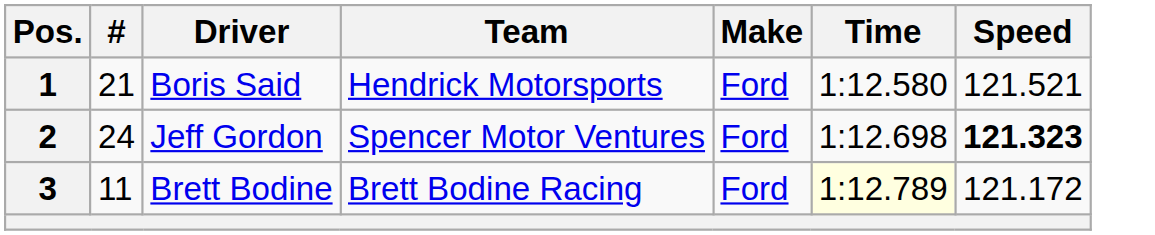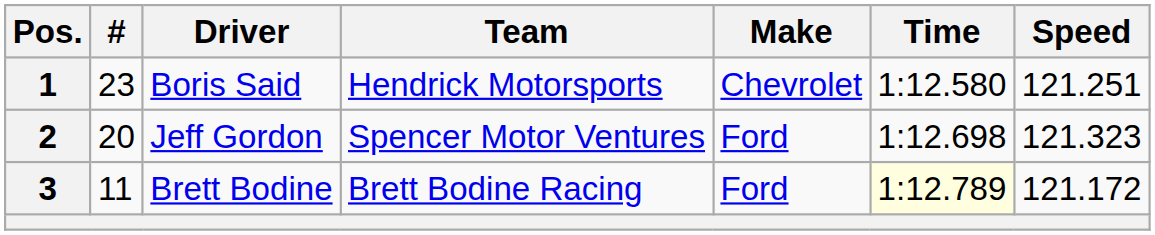(117, 84) 21 -> (117, 84) 23
(754, 84) Ford -> (791, 84) Chevrolet
(1023, 84) 121.521 -> (1082, 84) 121.251
(117, 136) 24 -> (117, 136) 20
(1023, 136) bold -> (1082, 136) normal
